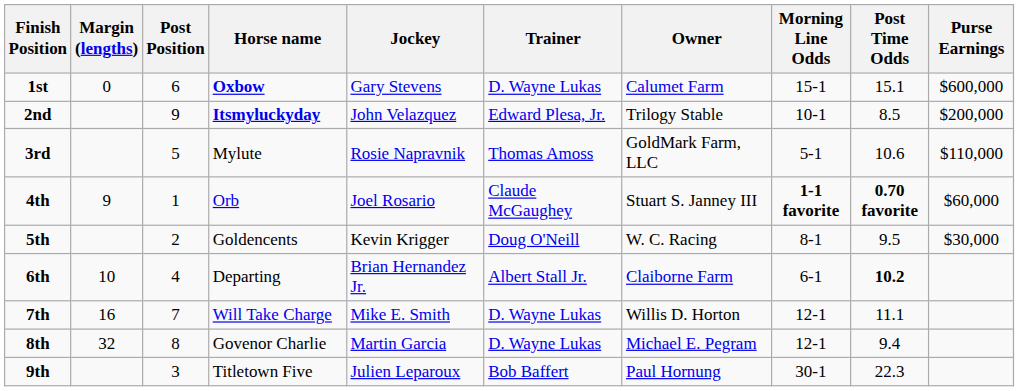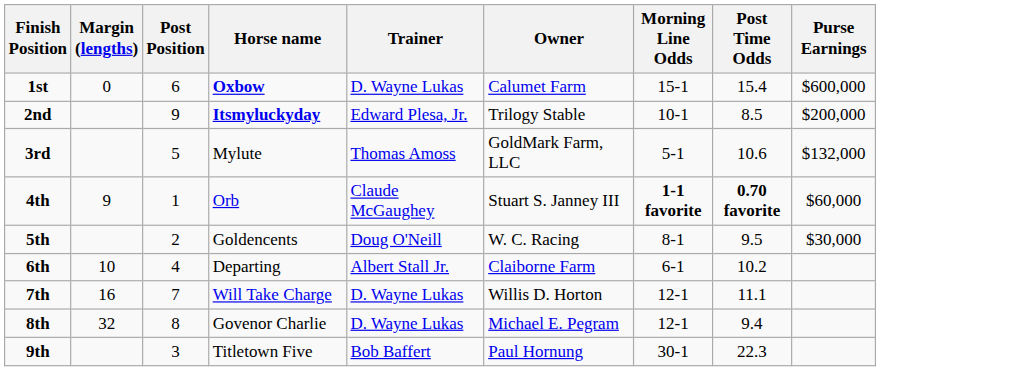- column: (415, 38)
(890, 87) 15.1 -> (752, 87) 15.4
(971, 153) $110,000 -> (834, 153) $132,000
(890, 277) bold -> (752, 267) normal
